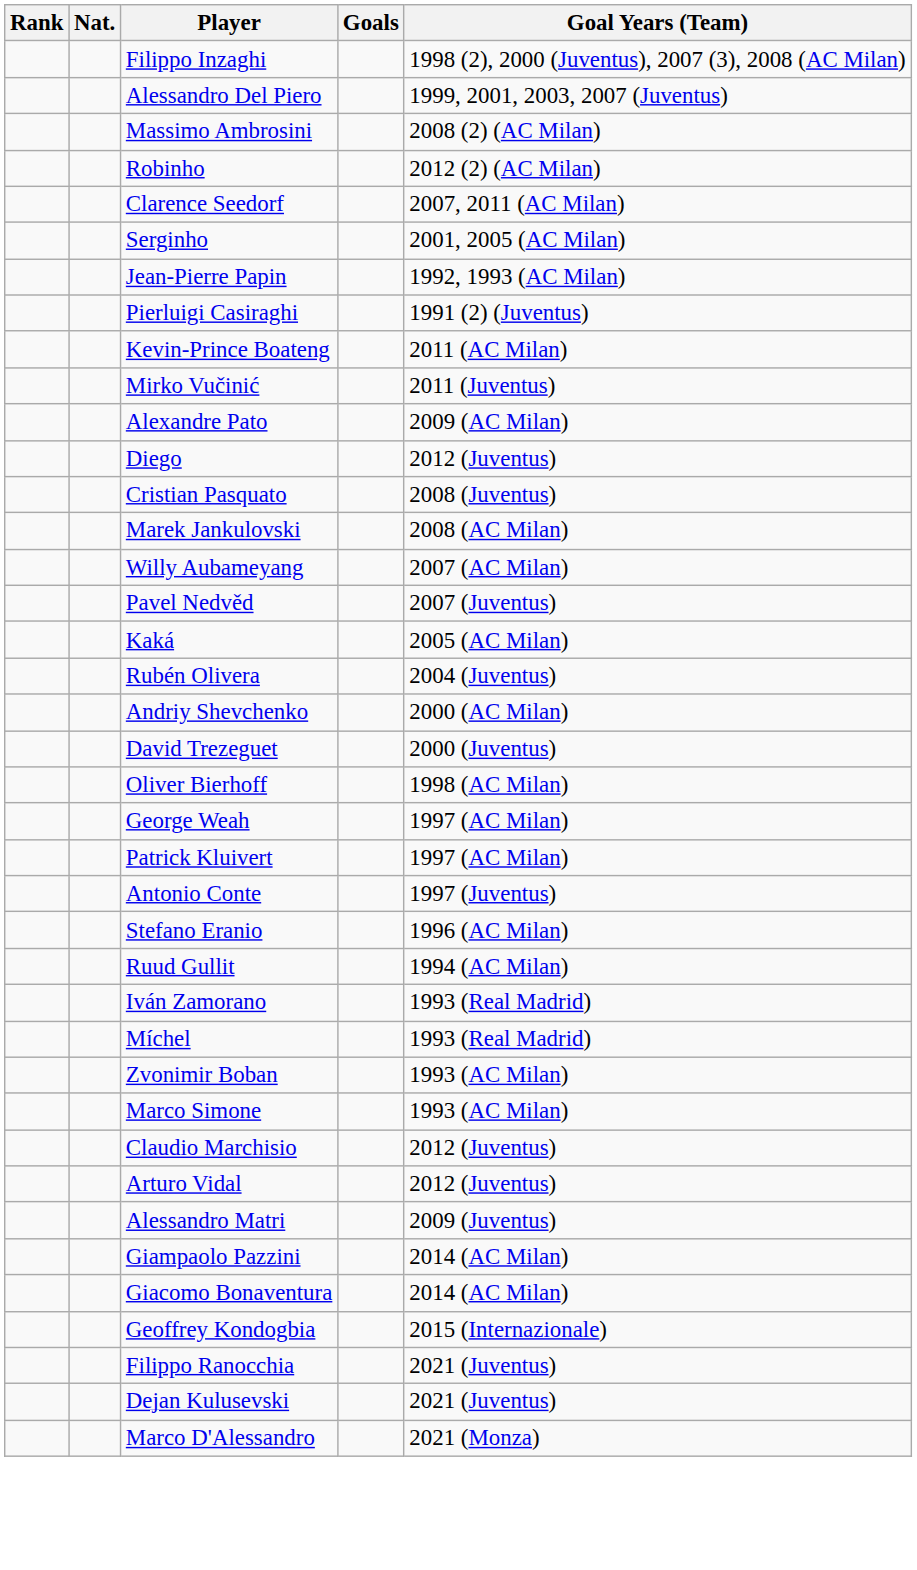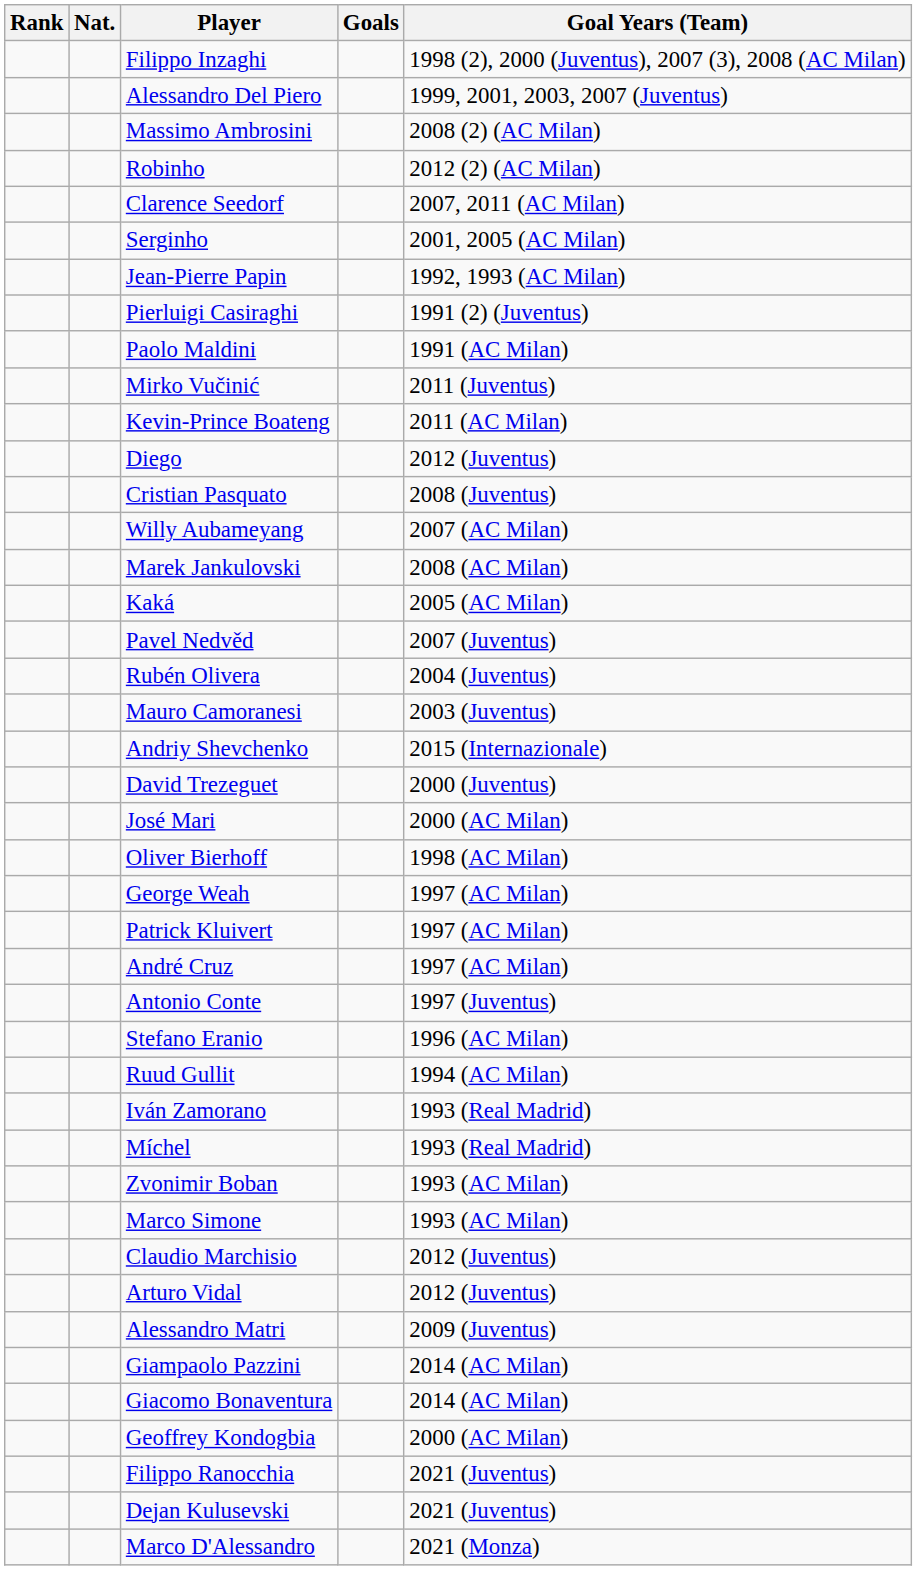+ row: (191, 349)
rows swapped: (228, 349) <-> (193, 385)
- row: (197, 421)
rows swapped: (213, 530) <-> (215, 566)
rows swapped: (190, 603) <-> (150, 639)
+ row: (214, 712)
(489, 712) 2000 (AC Milan) -> (508, 748) 2015 (Internazionale)
+ row: (171, 820)
+ row: (180, 966)
(508, 1328) 2015 (Internazionale) -> (489, 1437) 2000 (AC Milan)
